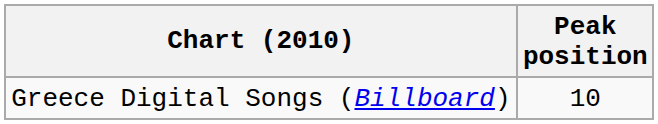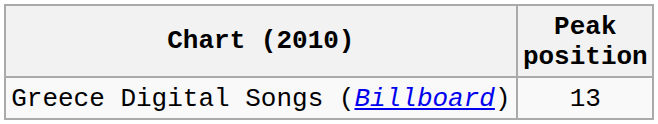(585, 99) 10 -> (585, 99) 13
